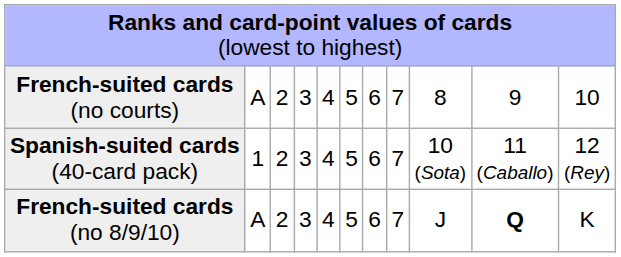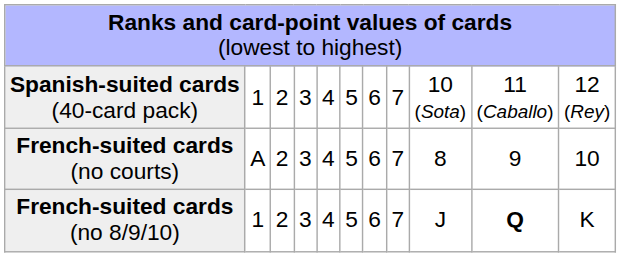rows swapped: (125, 158) <-> (125, 96)
(258, 220) A -> (258, 220) 1
